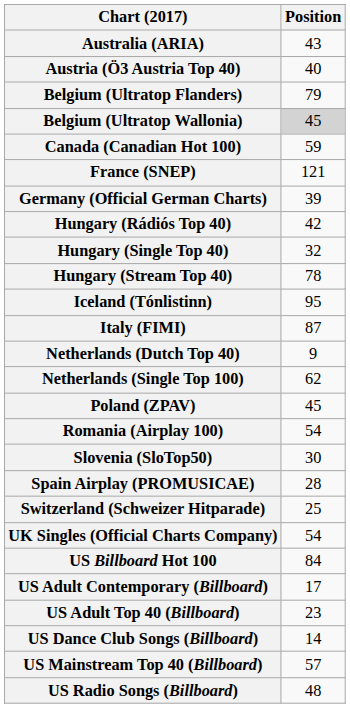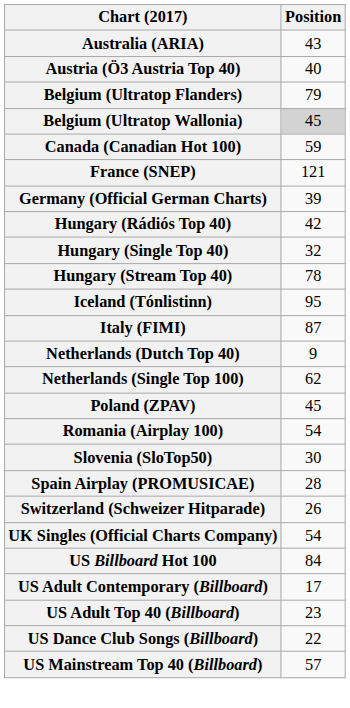(313, 509) 25 -> (313, 509) 26
(313, 638) 14 -> (313, 638) 22
- row: (143, 690)
